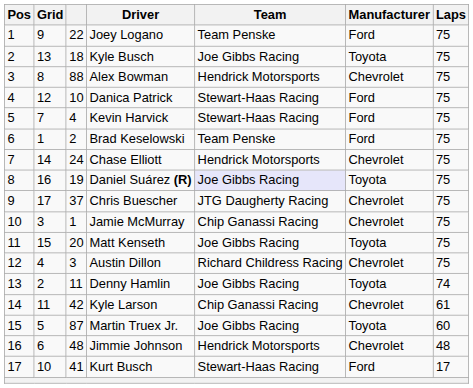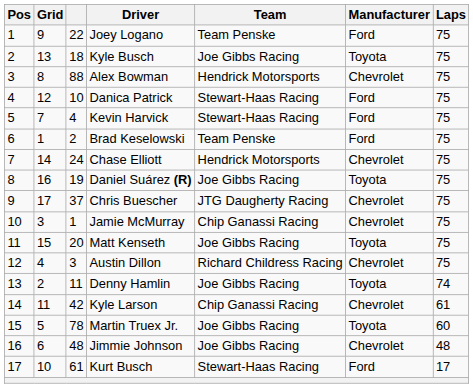(248, 180) lavender background -> (248, 180) no background
(76, 325) 87 -> (76, 325) 78
(259, 345) Hendrick Motorsports -> (248, 345) Joe Gibbs Racing
(76, 366) 41 -> (76, 366) 61
